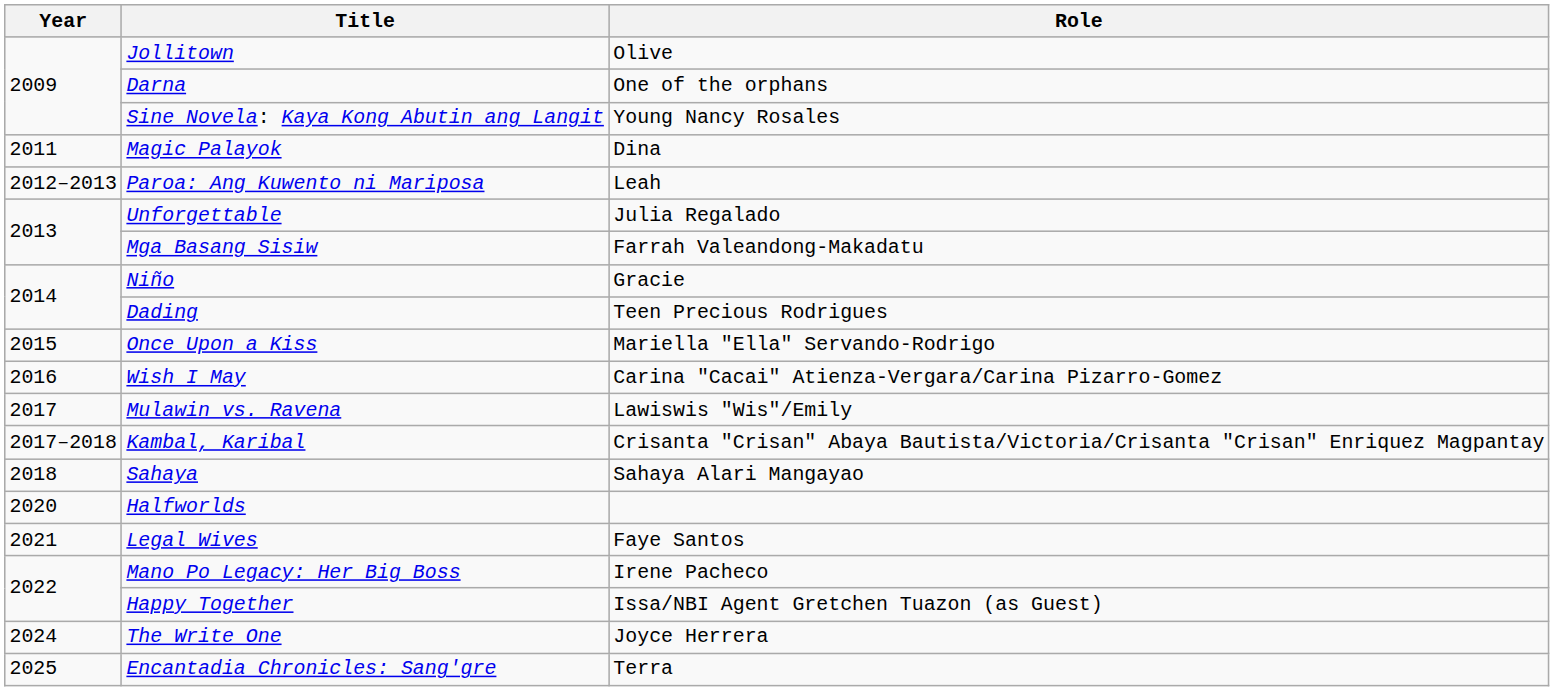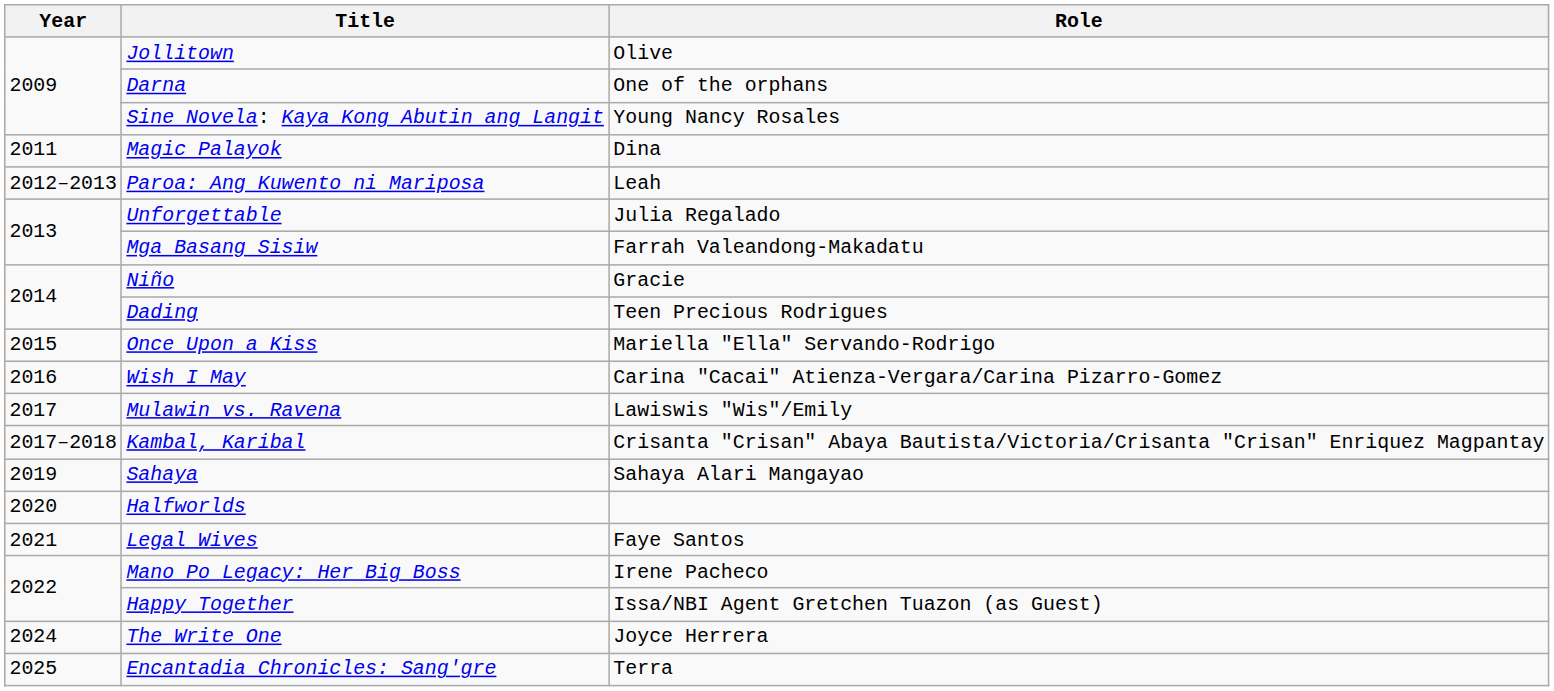(33, 475) 2018 -> (33, 475) 2019
